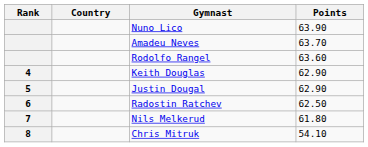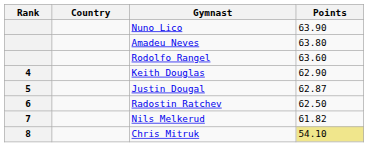(312, 42) 63.70 -> (312, 42) 63.80
(312, 88) 62.90 -> (312, 88) 62.87
(312, 119) 61.80 -> (312, 119) 61.82
(312, 134) no background -> (312, 134) khaki background
